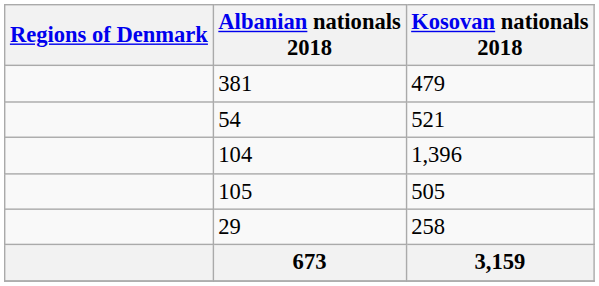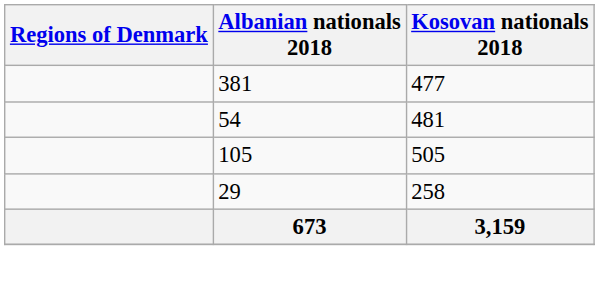(428, 83) 479 -> (428, 83) 477
(428, 119) 521 -> (428, 119) 481
- row: (235, 155)
